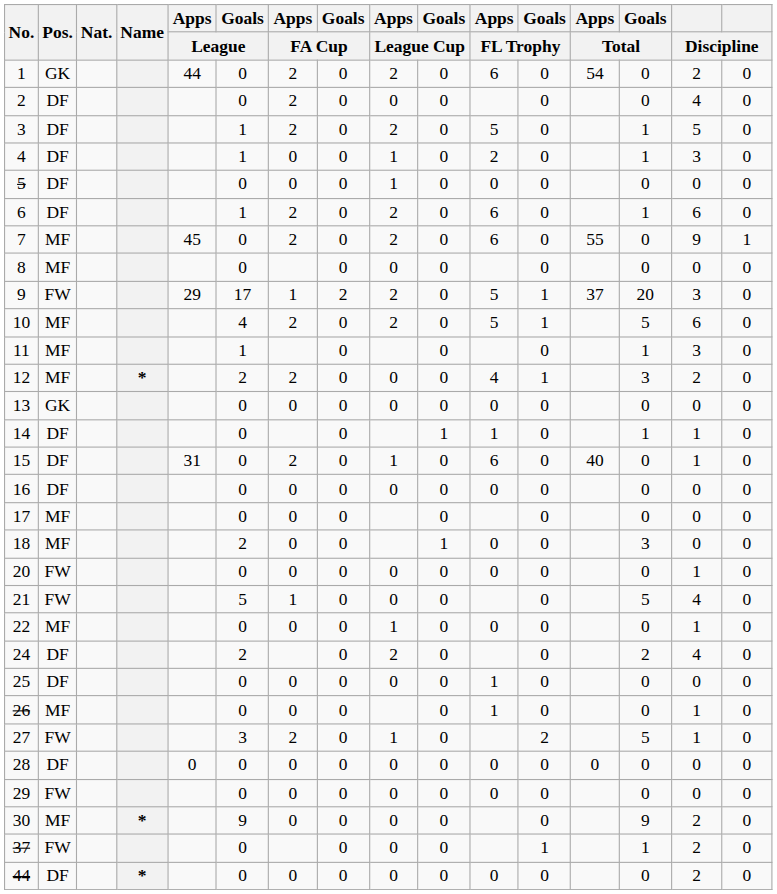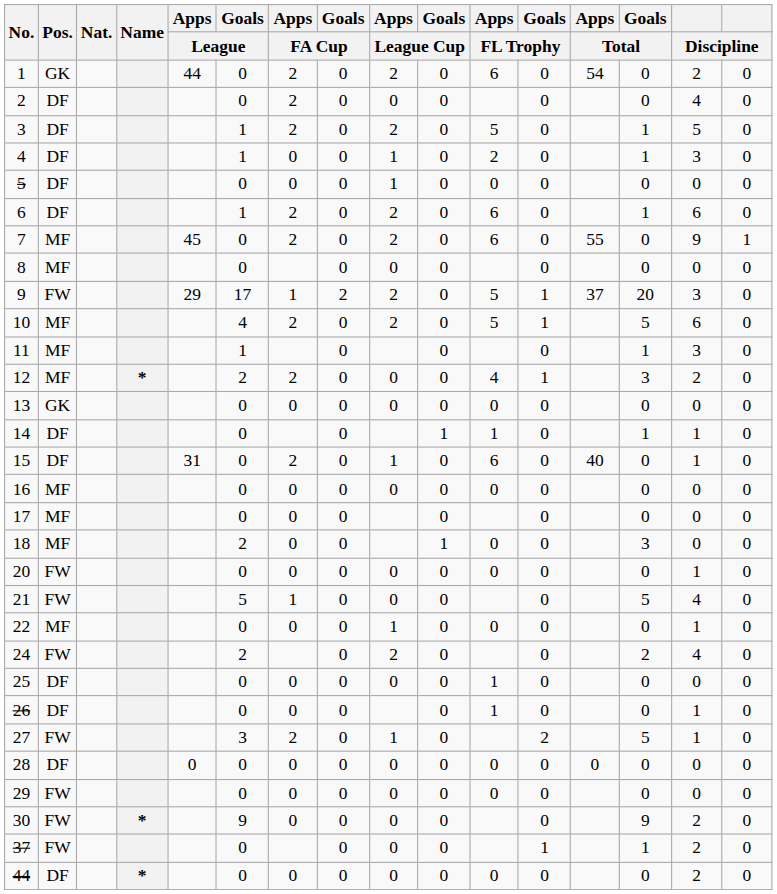(58, 488) DF -> (58, 488) MF
(58, 654) DF -> (58, 654) FW
(58, 709) MF -> (58, 709) DF
(58, 820) MF -> (58, 820) FW
